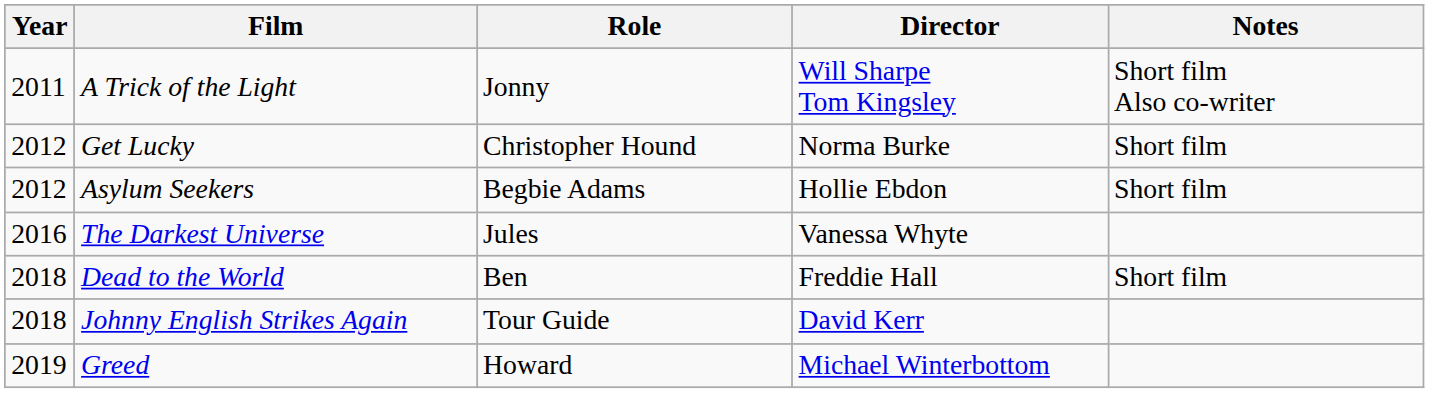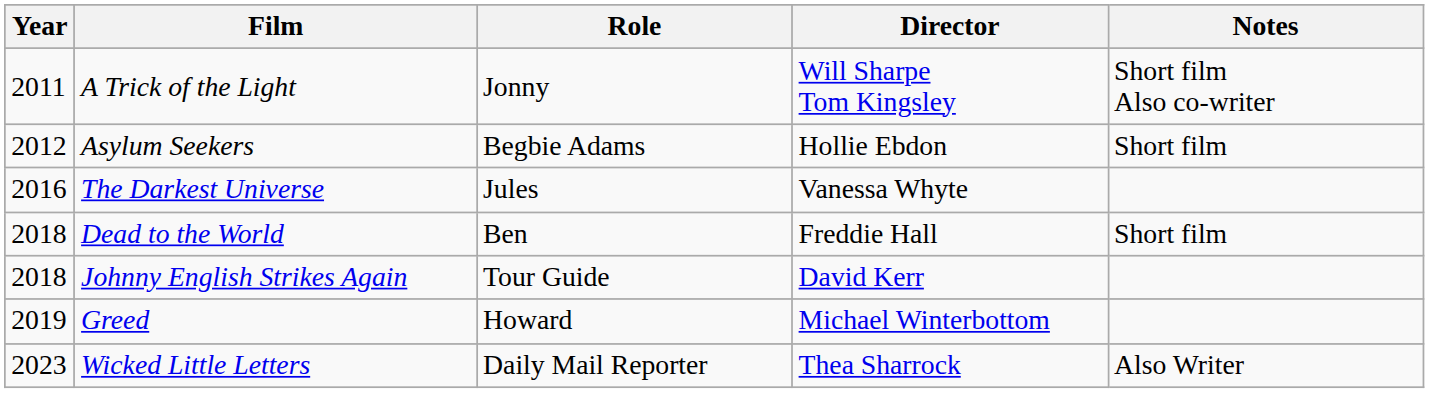- row: (138, 145)
+ row: (196, 364)
